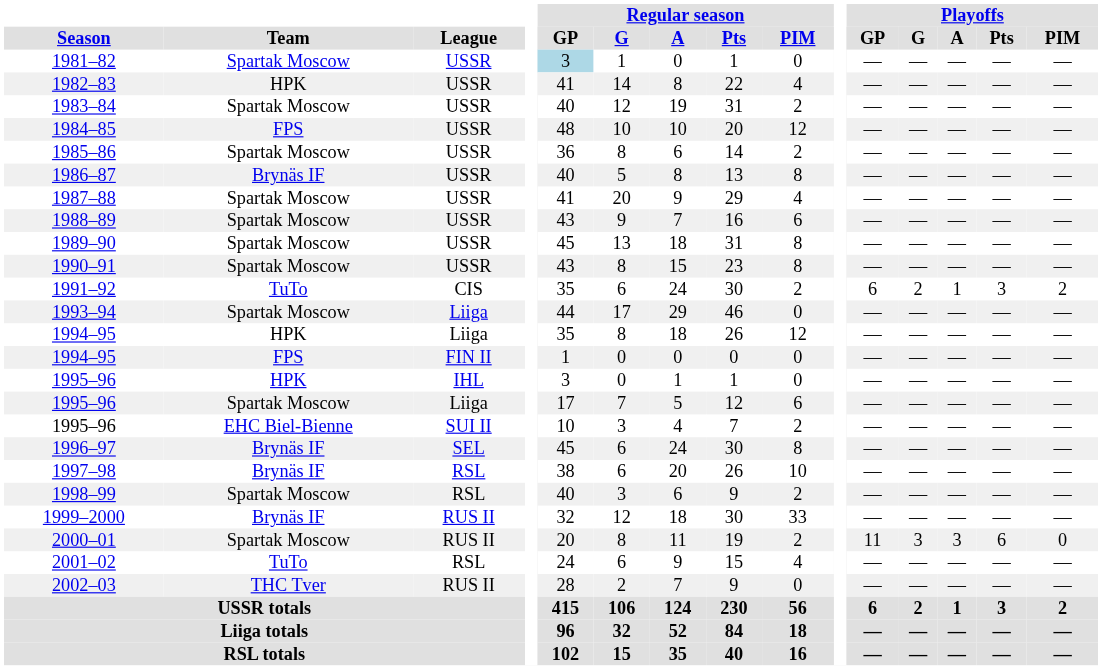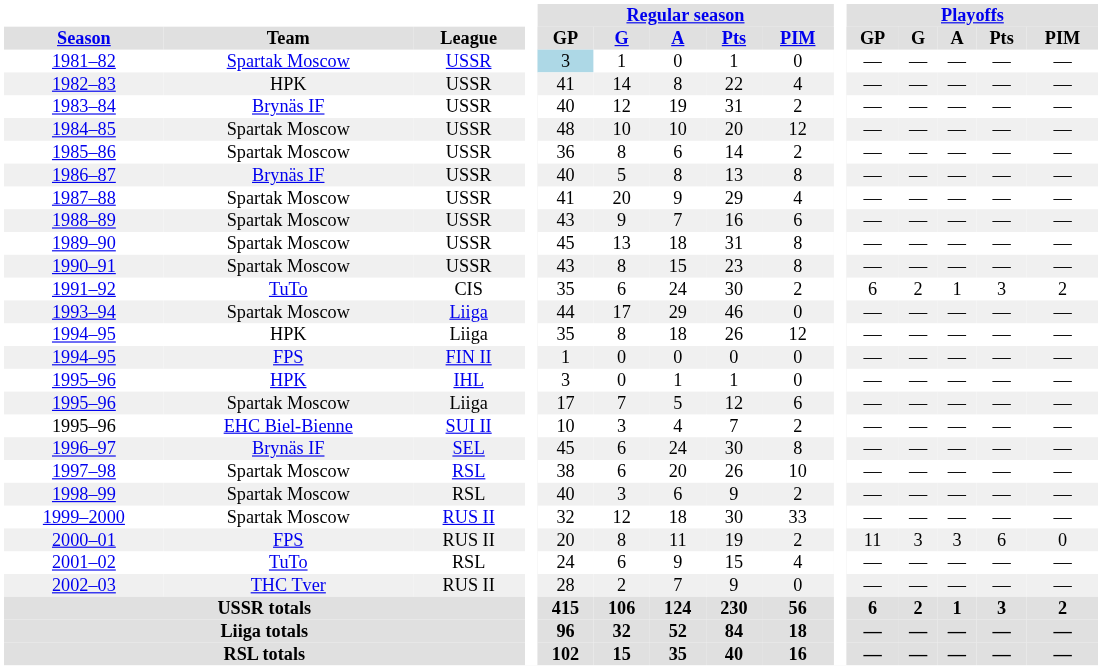(288, 106) Spartak Moscow -> (288, 106) Brynäs IF
(288, 129) FPS -> (288, 129) Spartak Moscow
(288, 471) Brynäs IF -> (288, 471) Spartak Moscow
(288, 516) Brynäs IF -> (288, 516) Spartak Moscow
(288, 539) Spartak Moscow -> (288, 539) FPS
